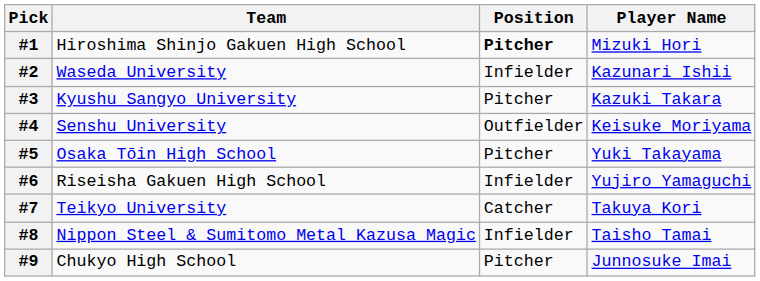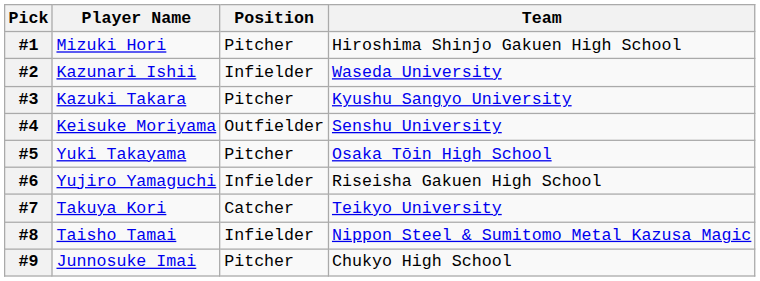columns swapped: (671, 18) <-> (266, 18)
(519, 45) bold -> (259, 45) normal
